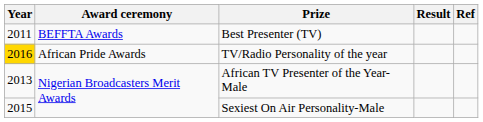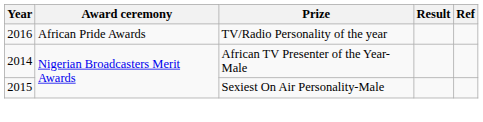- row: (272, 34)
(20, 53) gold background -> (20, 34) no background
(20, 80) 2013 -> (20, 61) 2014
